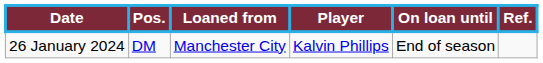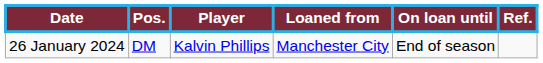columns swapped: (341, 18) <-> (230, 18)
